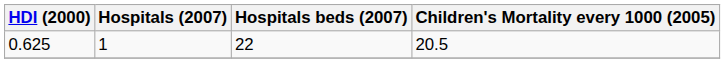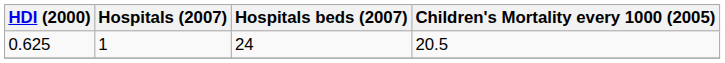(244, 44) 22 -> (244, 44) 24
